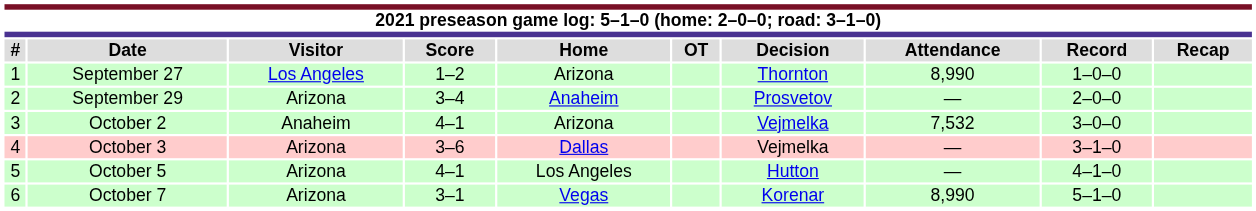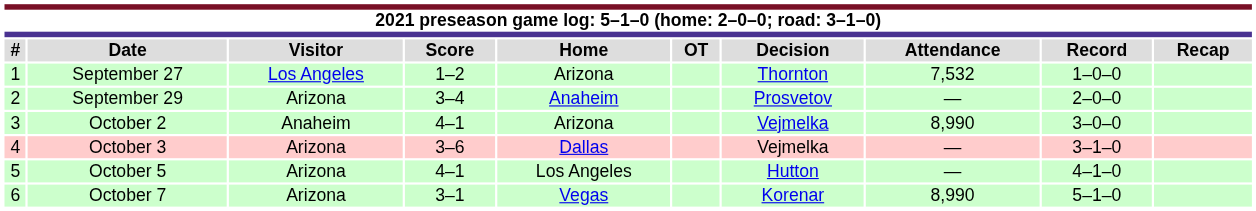(953, 74) 8,990 -> (953, 74) 7,532
(953, 122) 7,532 -> (953, 122) 8,990
